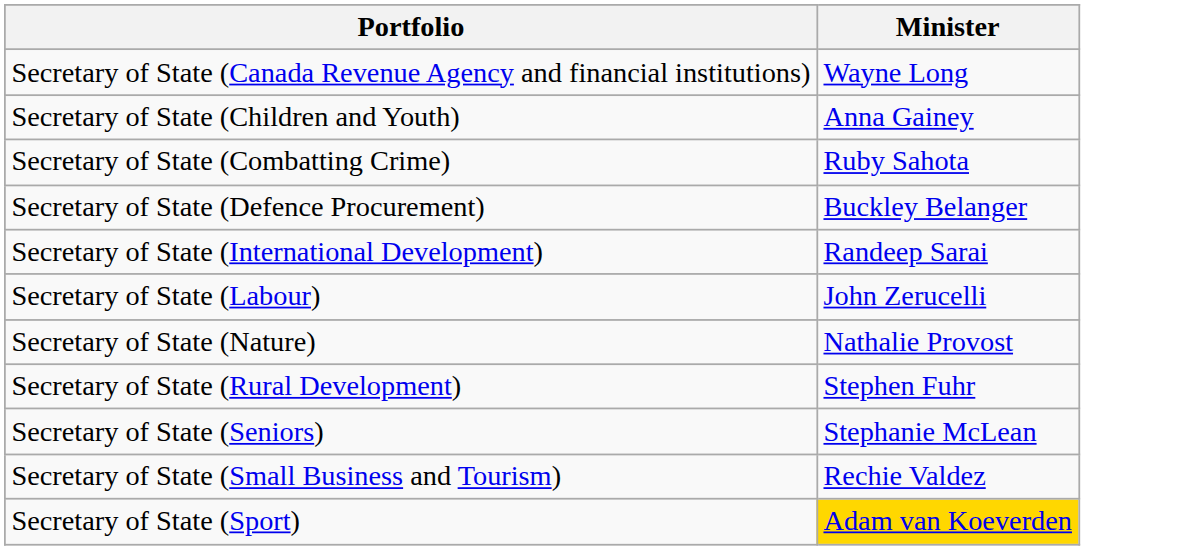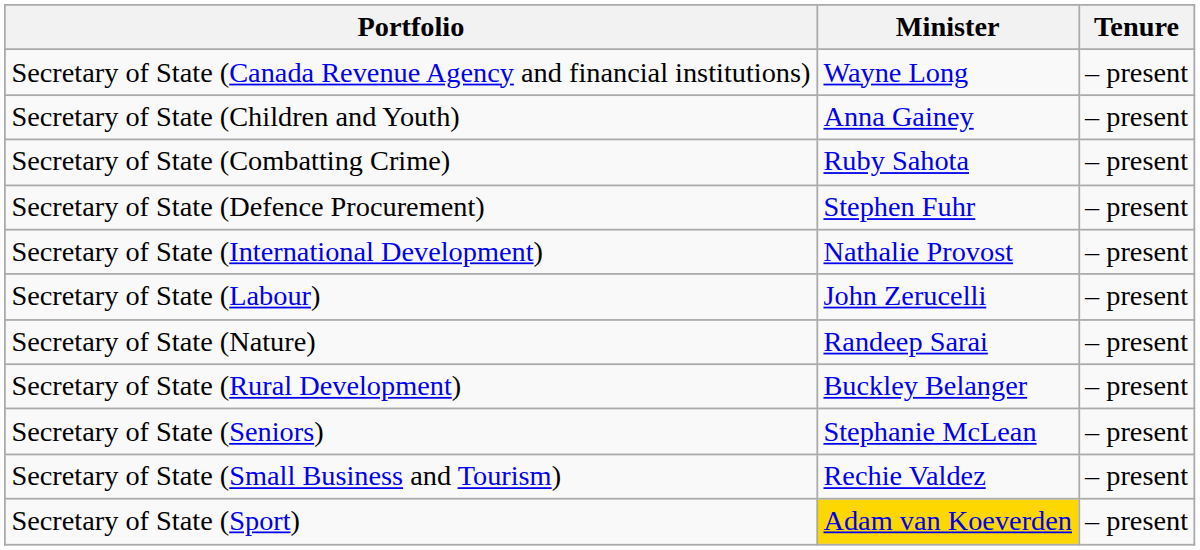+ column: (1137, 26)
(925, 206) Buckley Belanger -> (899, 206) Stephen Fuhr
(906, 251) Randeep Sarai -> (918, 251) Nathalie Provost
(918, 341) Nathalie Provost -> (906, 341) Randeep Sarai
(899, 386) Stephen Fuhr -> (925, 386) Buckley Belanger
